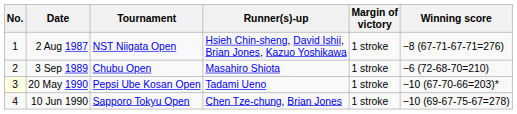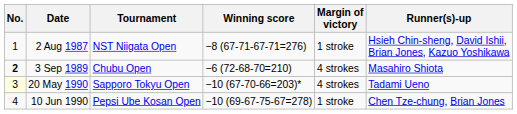columns swapped: (456, 18) <-> (276, 18)
(15, 69) normal -> (15, 69) bold
(370, 69) 1 stroke -> (338, 69) 4 strokes
(147, 85) Pepsi Ube Kosan Open -> (141, 85) Sapporo Tokyu Open
(370, 85) 1 stroke -> (338, 85) 4 strokes
(141, 101) Sapporo Tokyu Open -> (147, 101) Pepsi Ube Kosan Open
